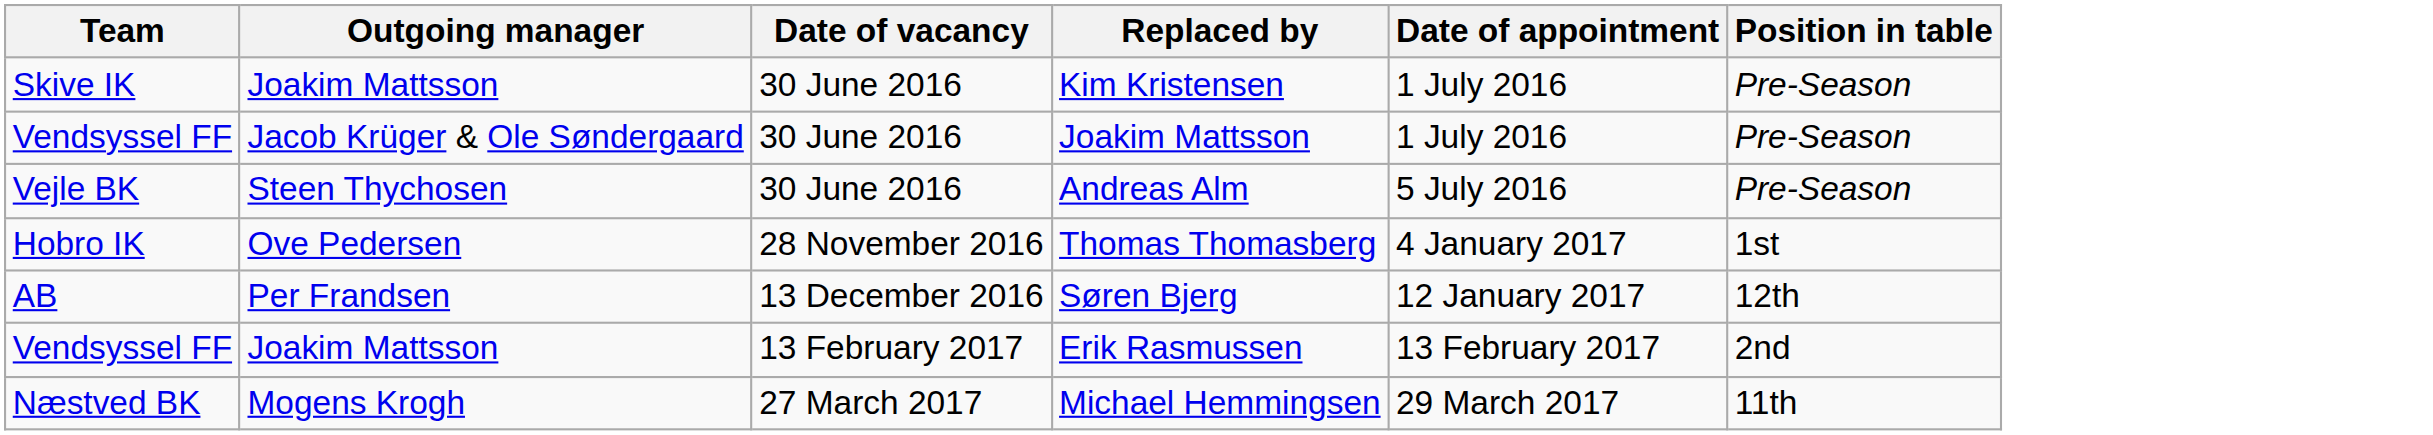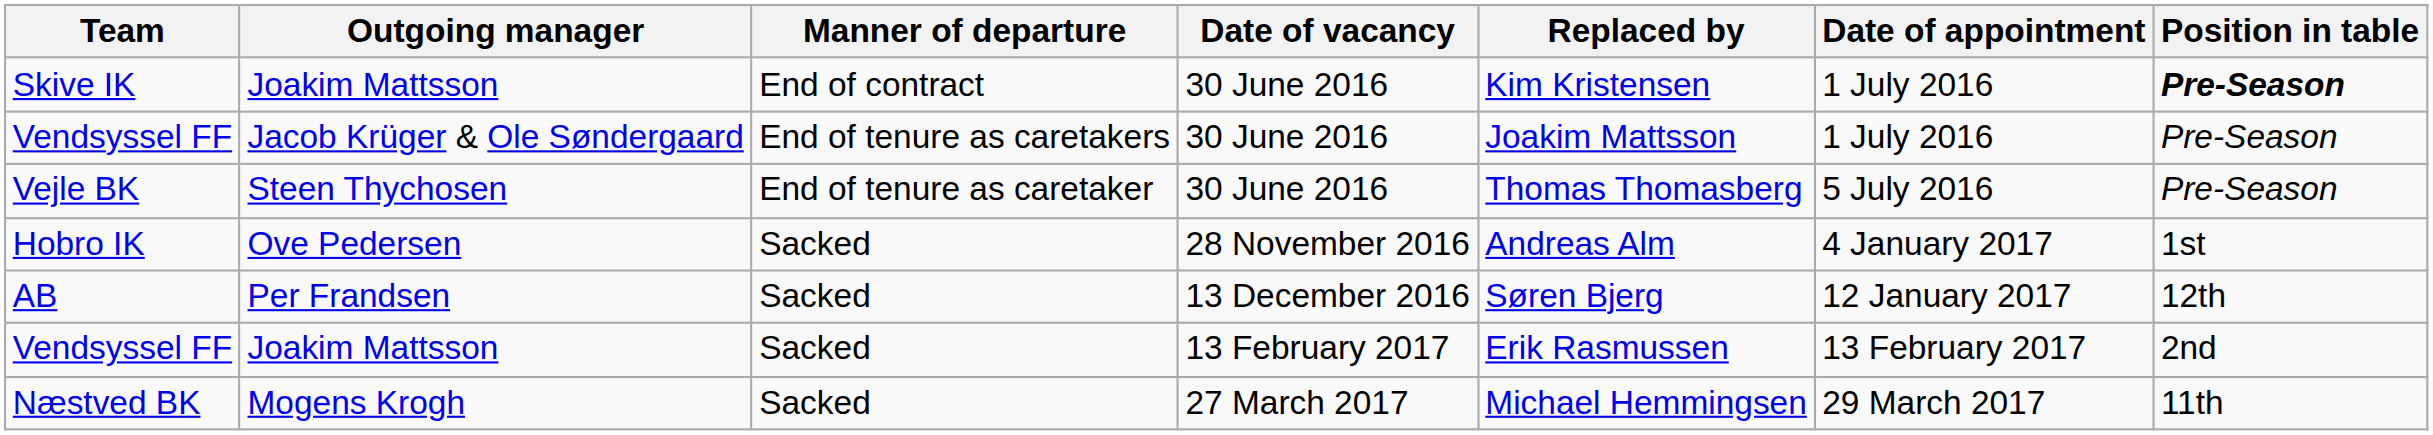+ column: (965, 31)
(1823, 84) normal -> (2253, 84) bold
(1154, 190) Andreas Alm -> (1644, 190) Thomas Thomasberg
(1218, 243) Thomas Thomasberg -> (1580, 243) Andreas Alm
